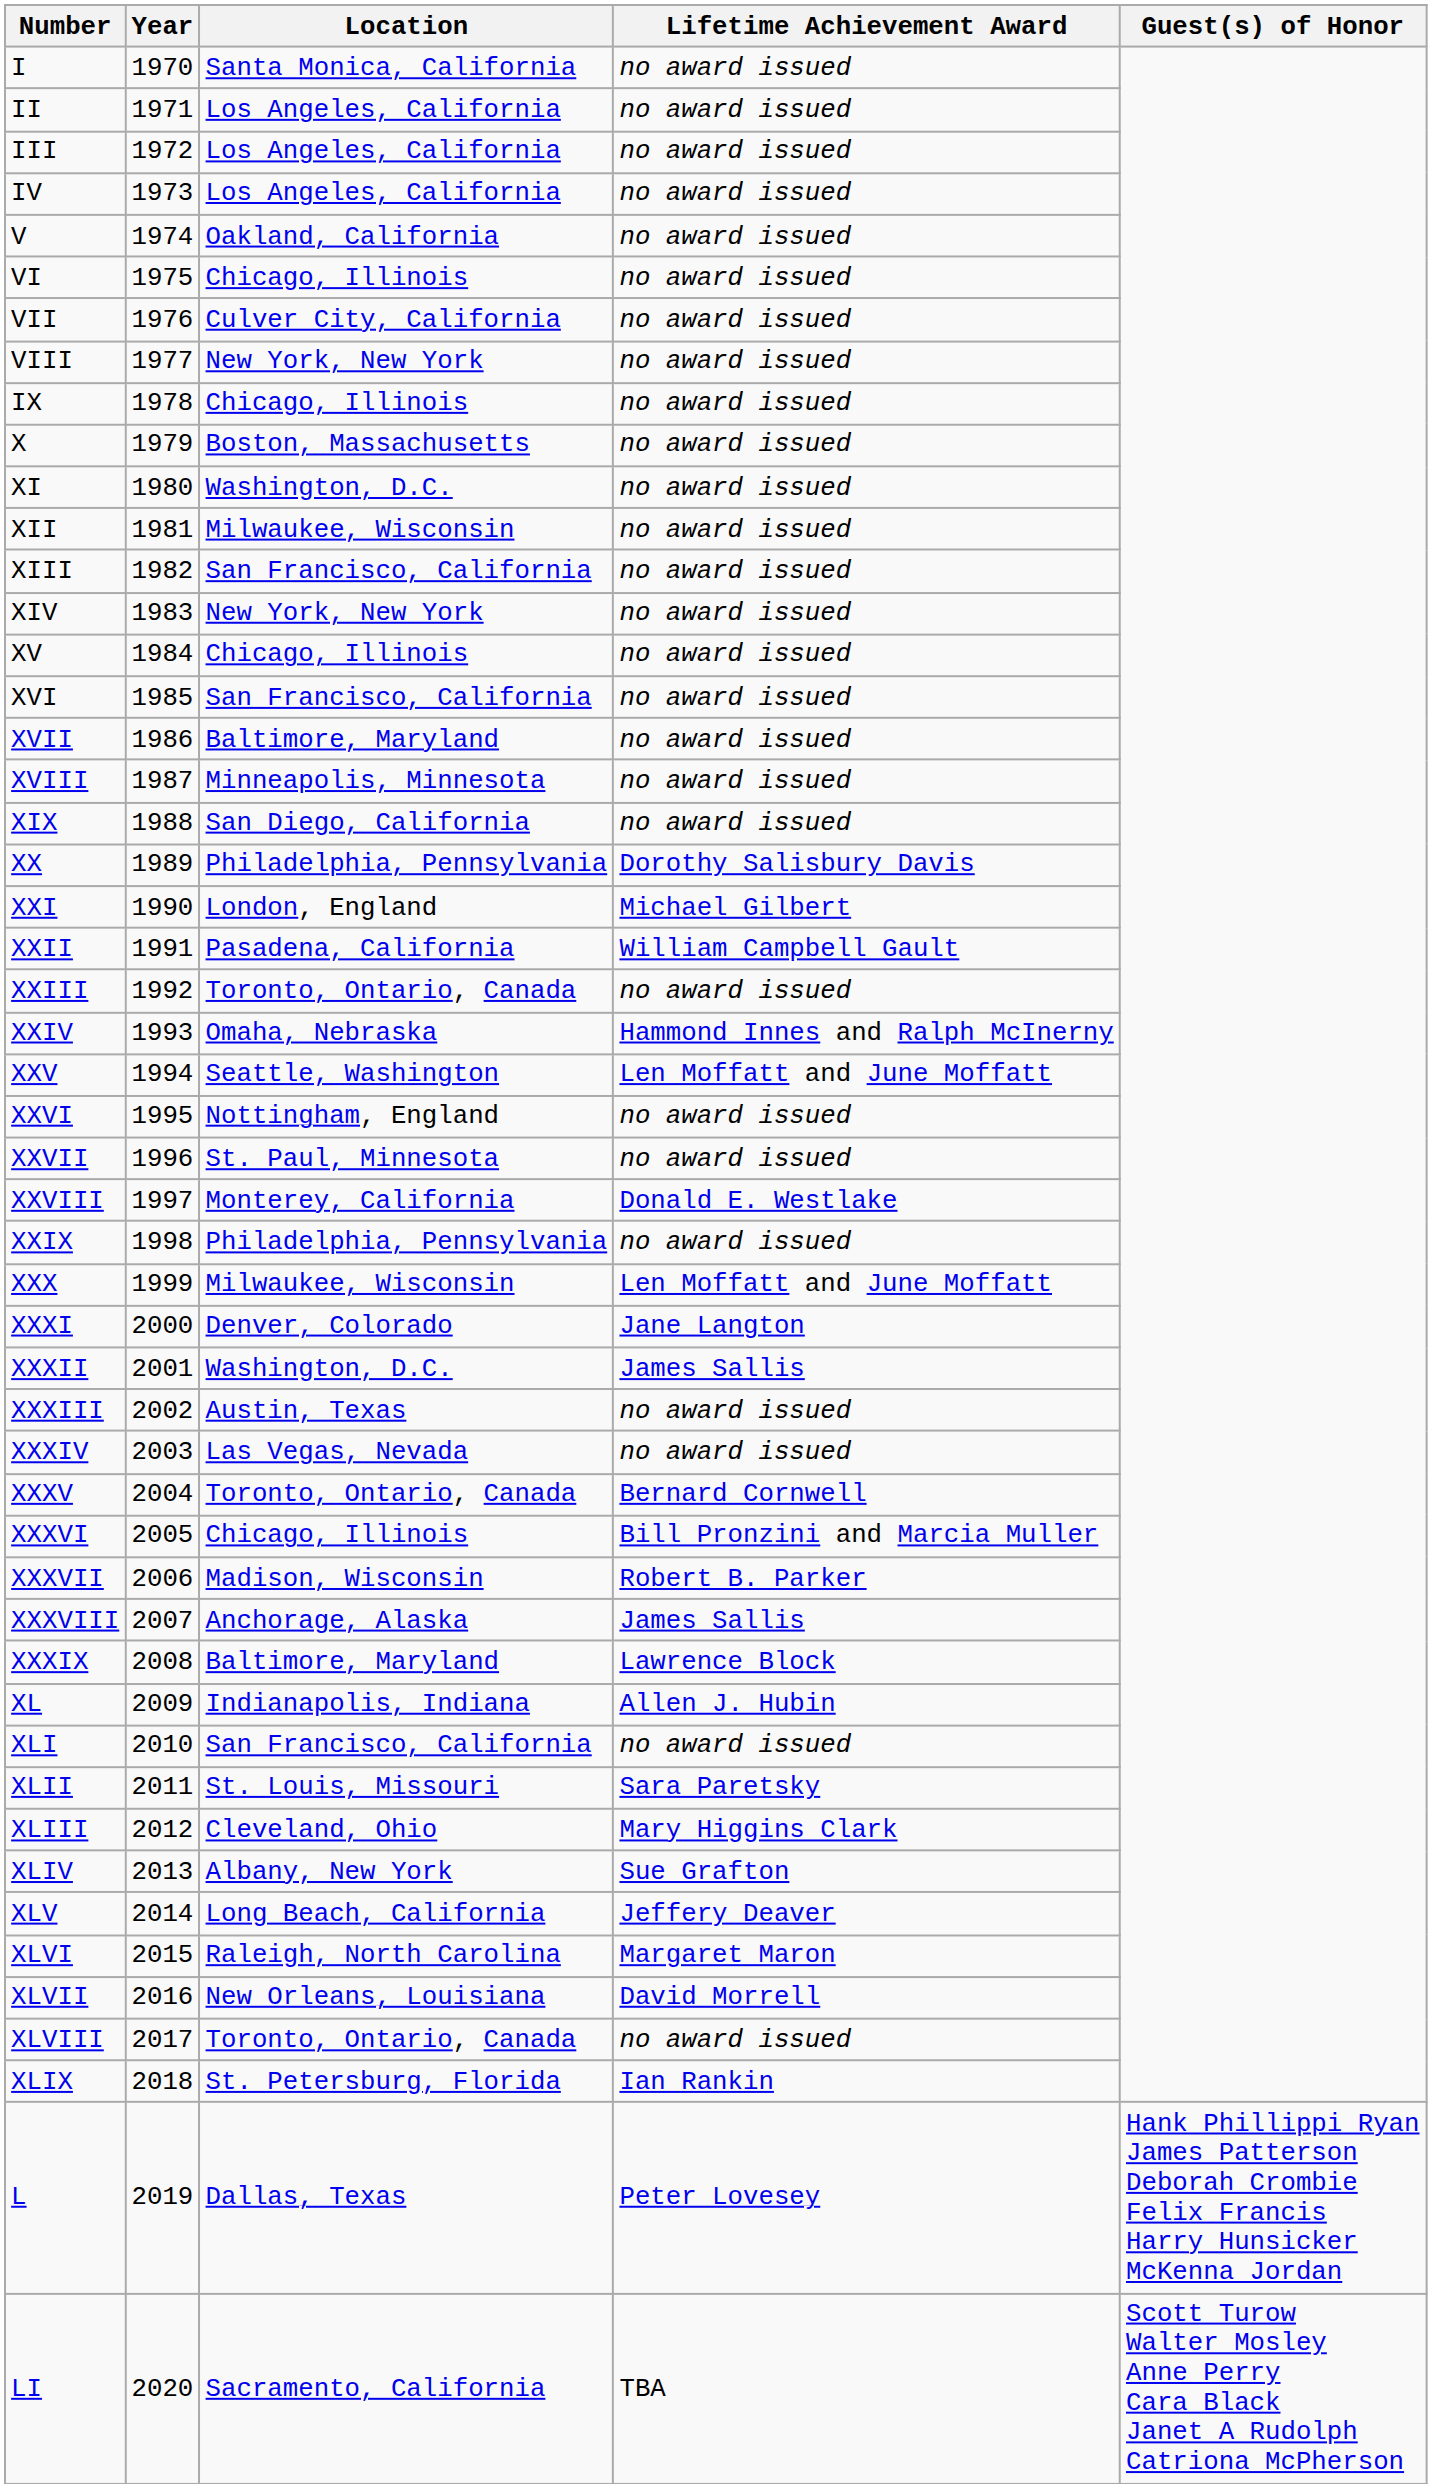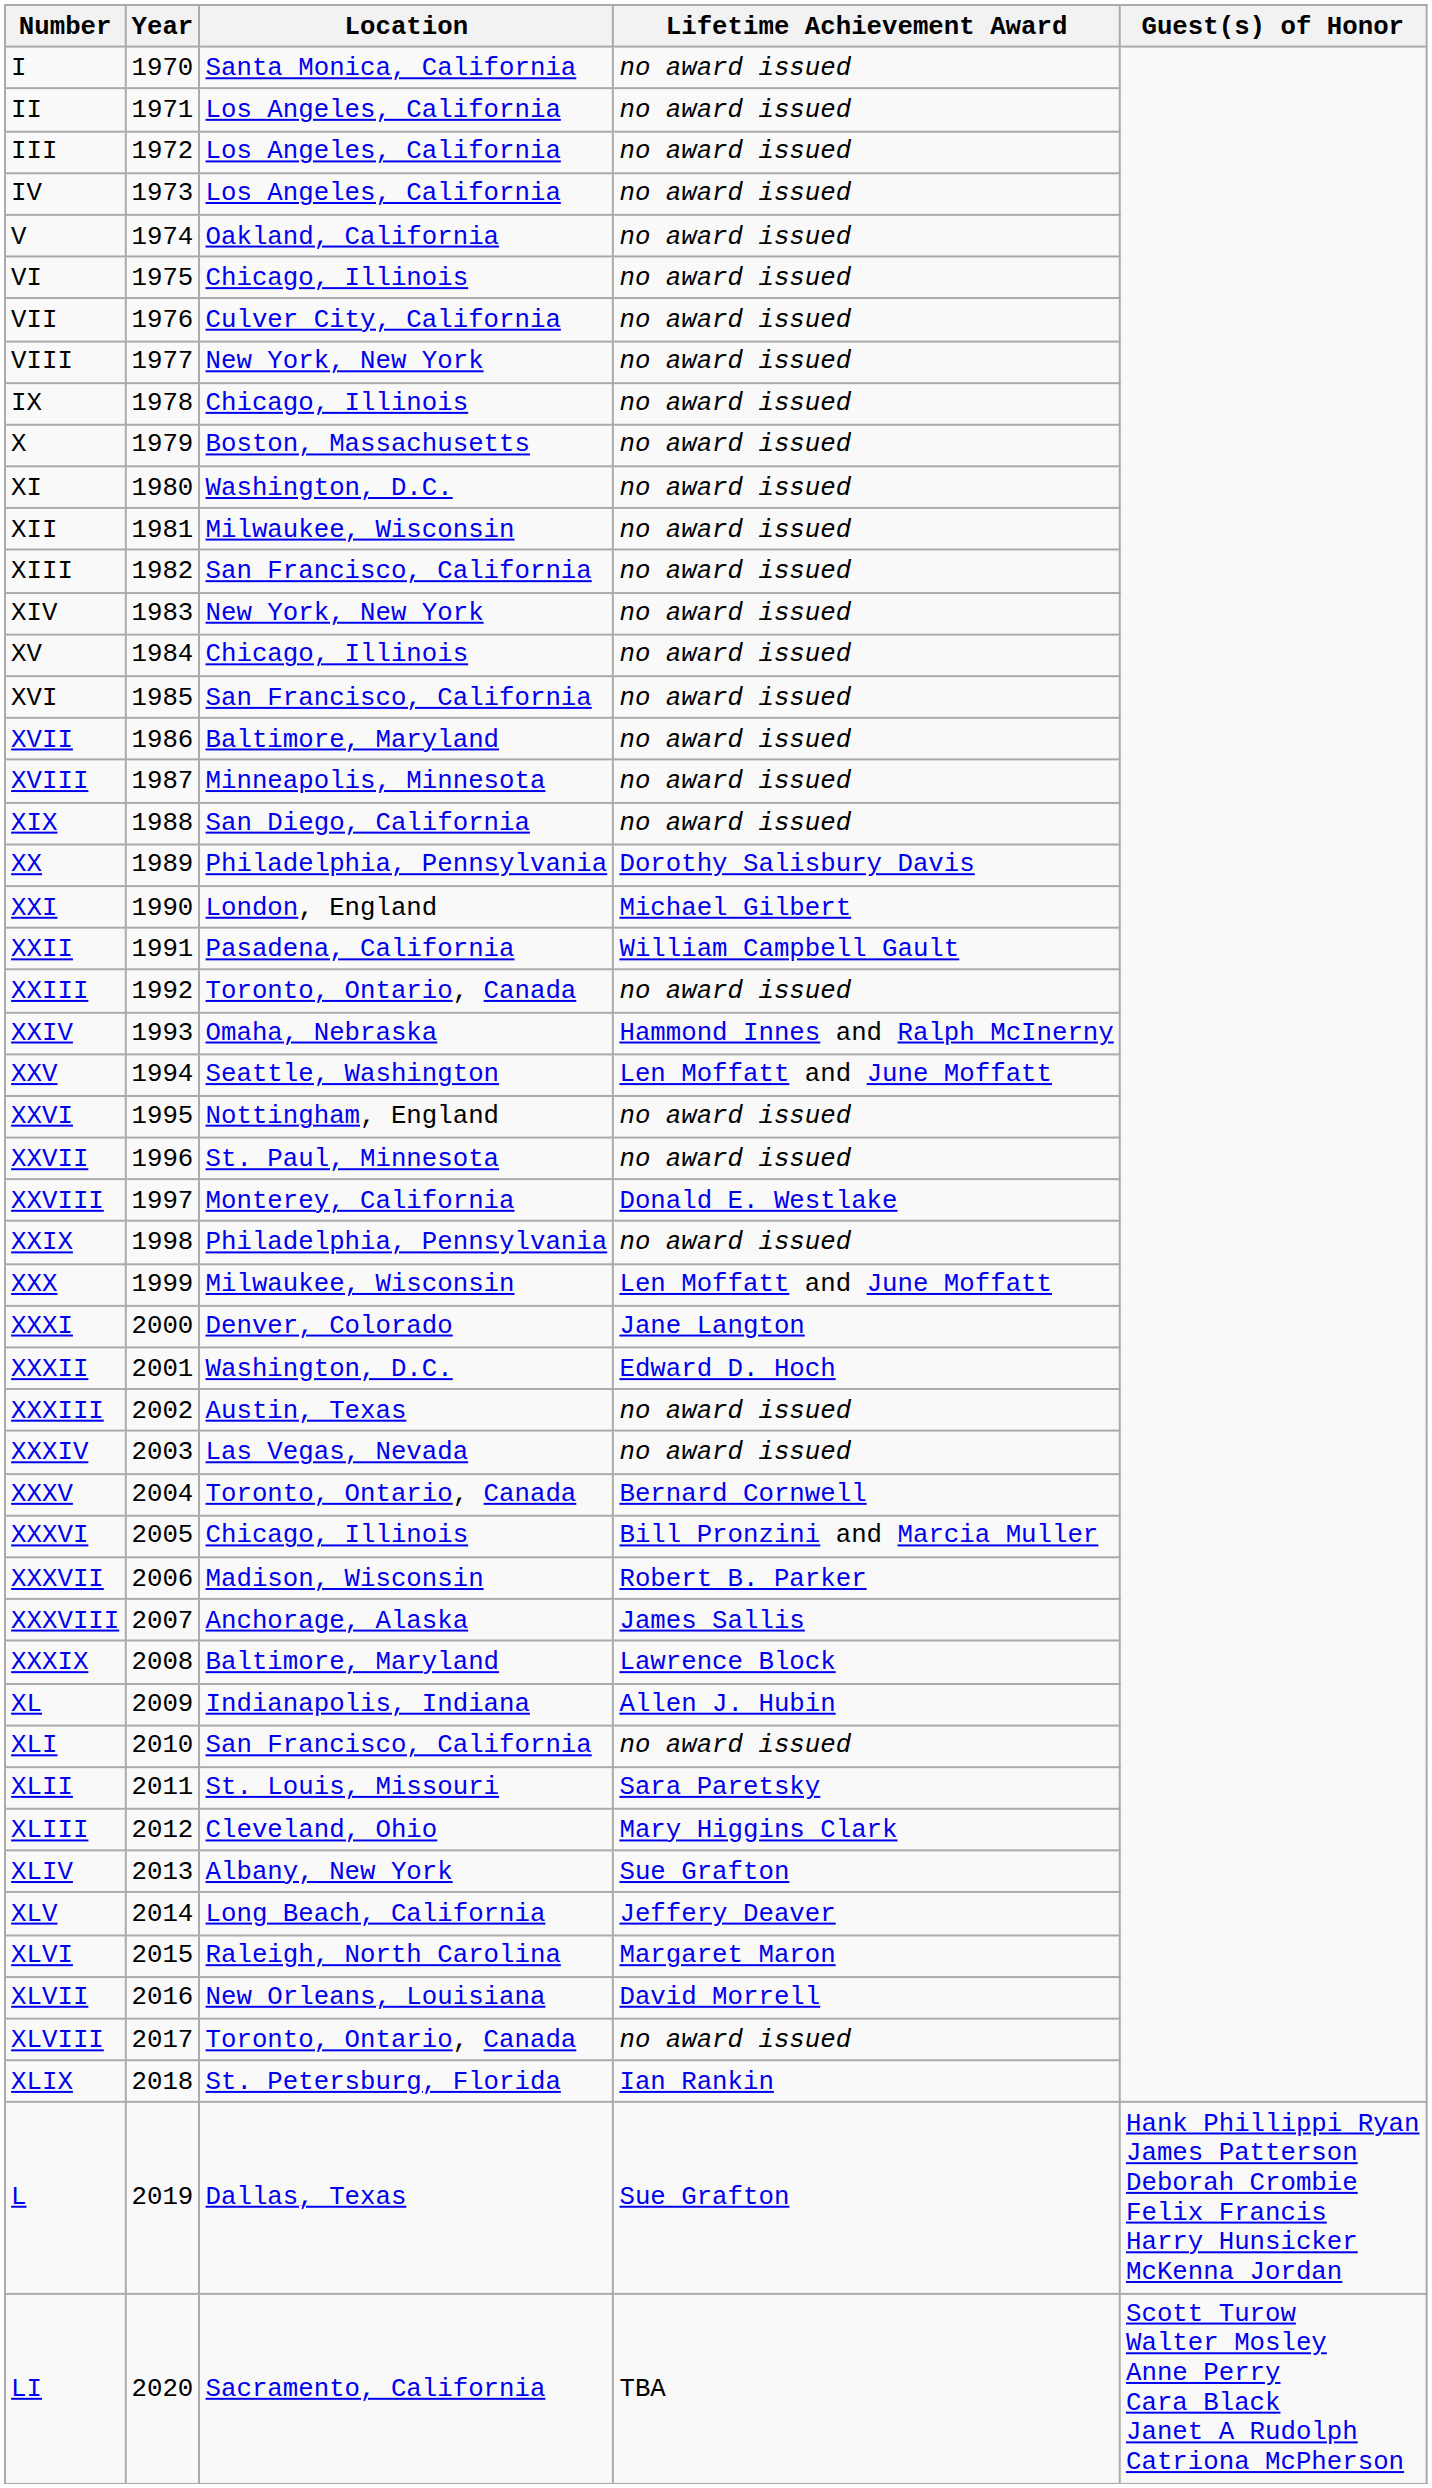(712, 1368) James Sallis -> (728, 1368) Edward D. Hoch
(720, 2198) Peter Lovesey -> (704, 2198) Sue Grafton
